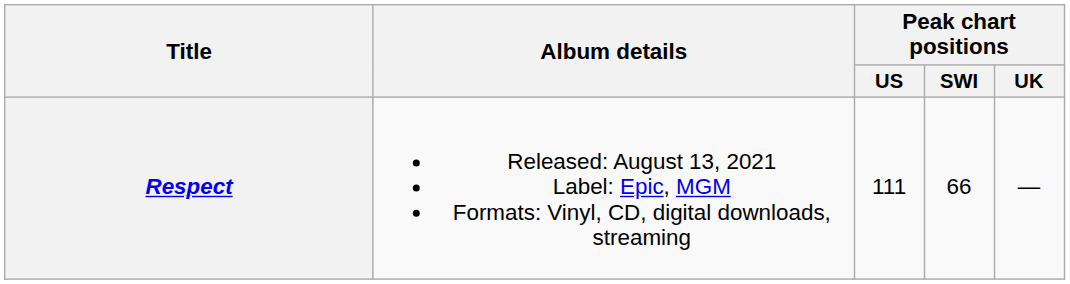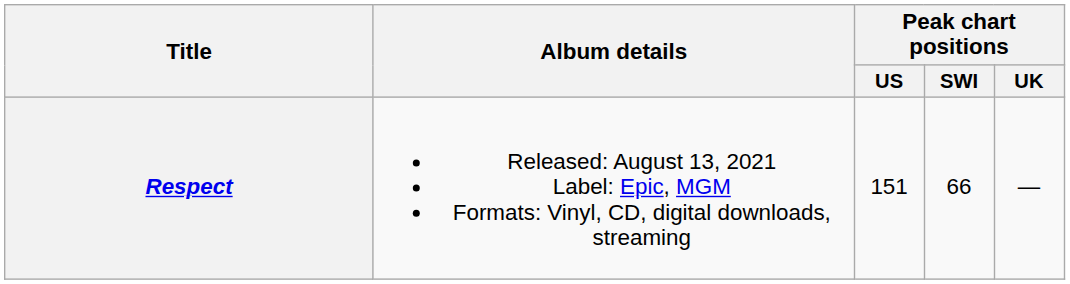(889, 187) 111 -> (889, 187) 151
